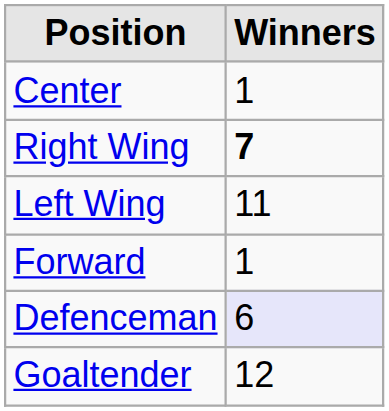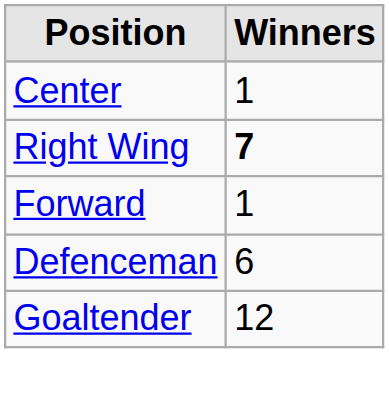- row: (89, 204)
(244, 318) lavender background -> (244, 261) no background
